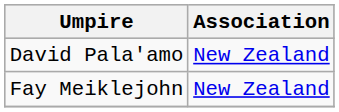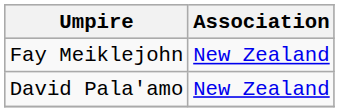rows swapped: (97, 55) <-> (97, 89)
